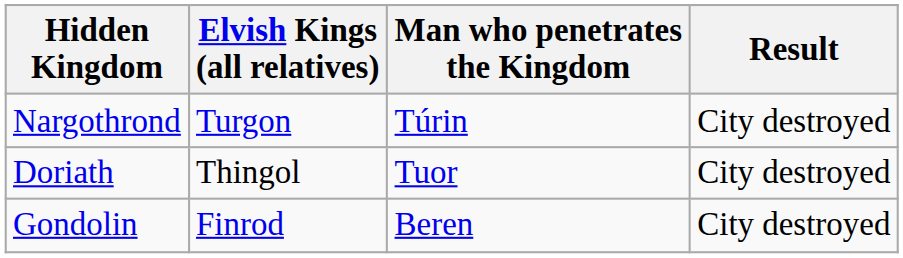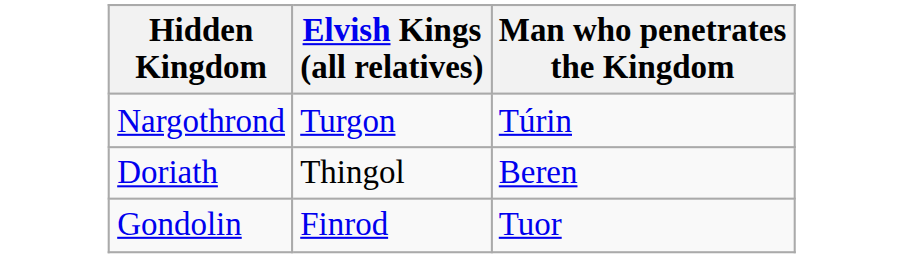- column: (794, 49)
(426, 172) Tuor -> (538, 172) Beren
(434, 224) Beren -> (530, 224) Tuor
